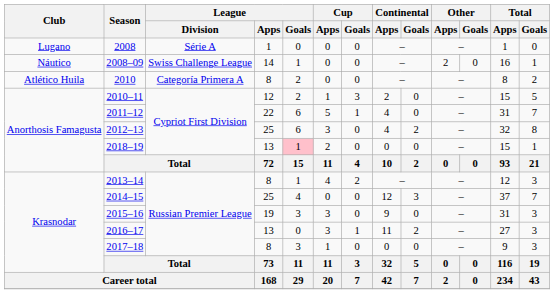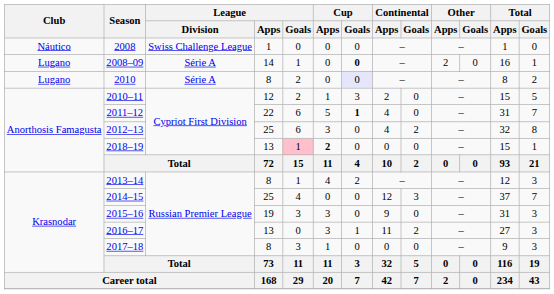(54, 46) Lugano -> (54, 46) Náutico
(200, 46) Série A -> (200, 46) Swiss Challenge League
(54, 63) Náutico -> (54, 63) Lugano
(200, 63) Swiss Challenge League -> (200, 63) Série A
(357, 63) normal -> (357, 63) bold
(54, 79) Atlético Huila -> (54, 79) Lugano
(200, 79) Categoría Primera A -> (200, 79) Série A
(357, 79) no background -> (357, 79) lavender background
(357, 113) normal -> (357, 113) bold
(328, 146) normal -> (328, 146) bold
